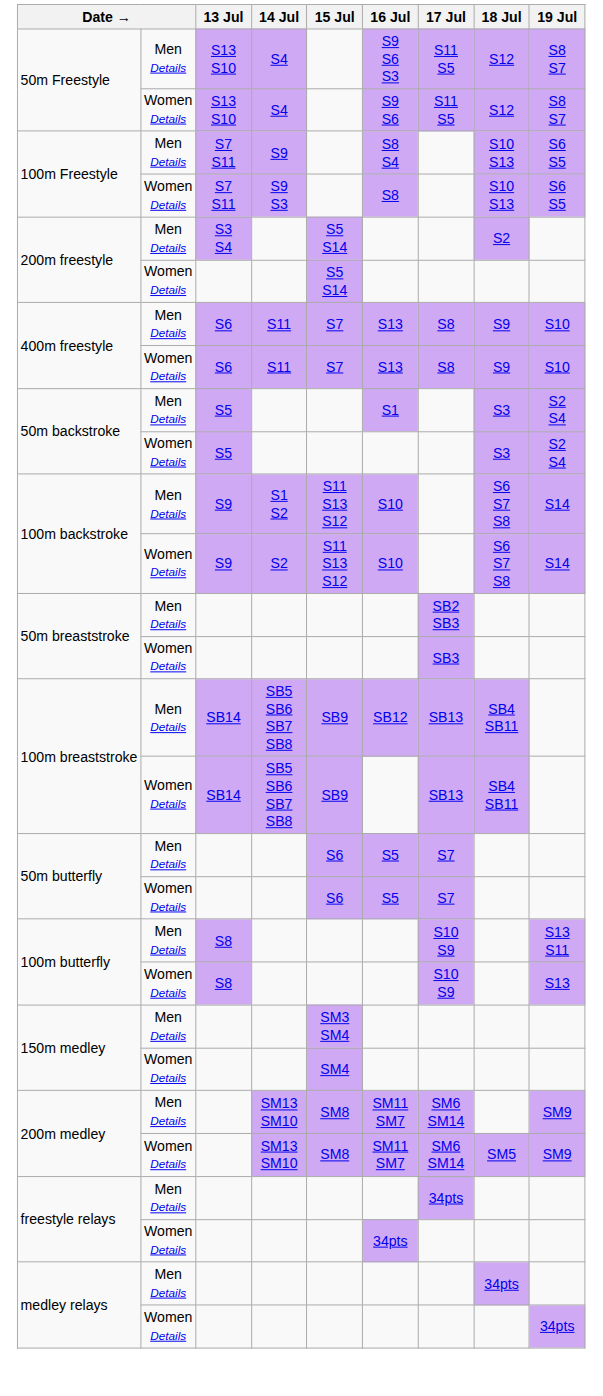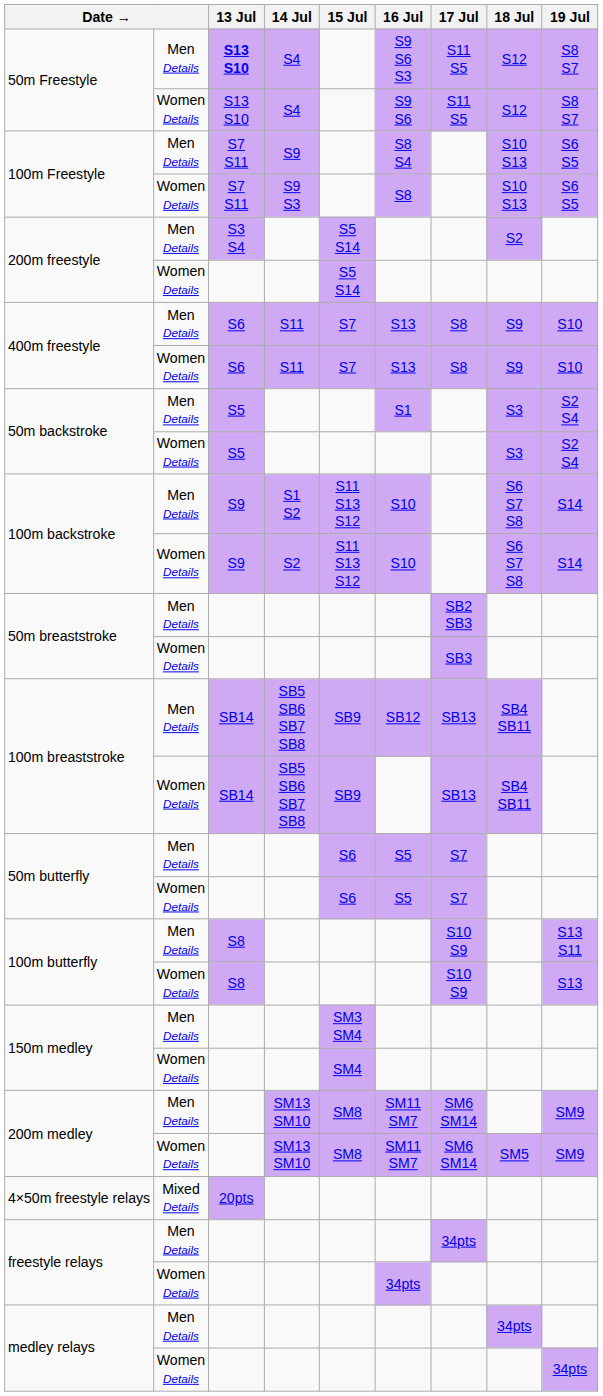(223, 59) normal -> (236, 59) bold
+ row: (79, 1198)
